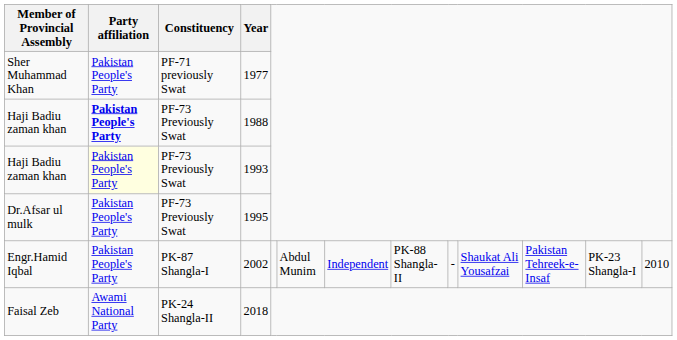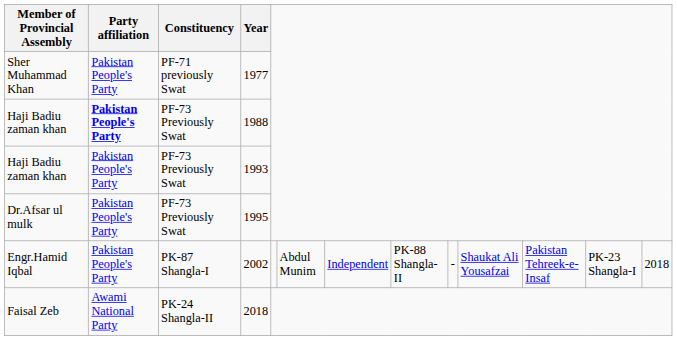(112, 169) lightyellow background -> (112, 169) no background
(657, 264) 2010 -> (657, 264) 2018
